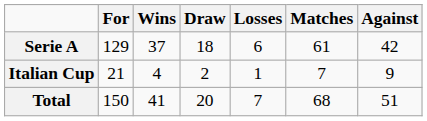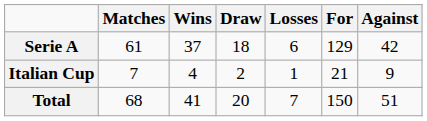columns swapped: (322, 18) <-> (116, 18)
